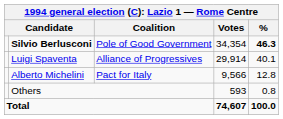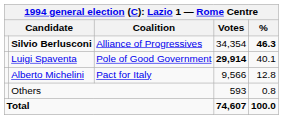(154, 43) Pole of Good Government -> (149, 43) Alliance of Progressives
(149, 59) Alliance of Progressives -> (154, 59) Pole of Good Government
(231, 59) normal -> (231, 59) bold
